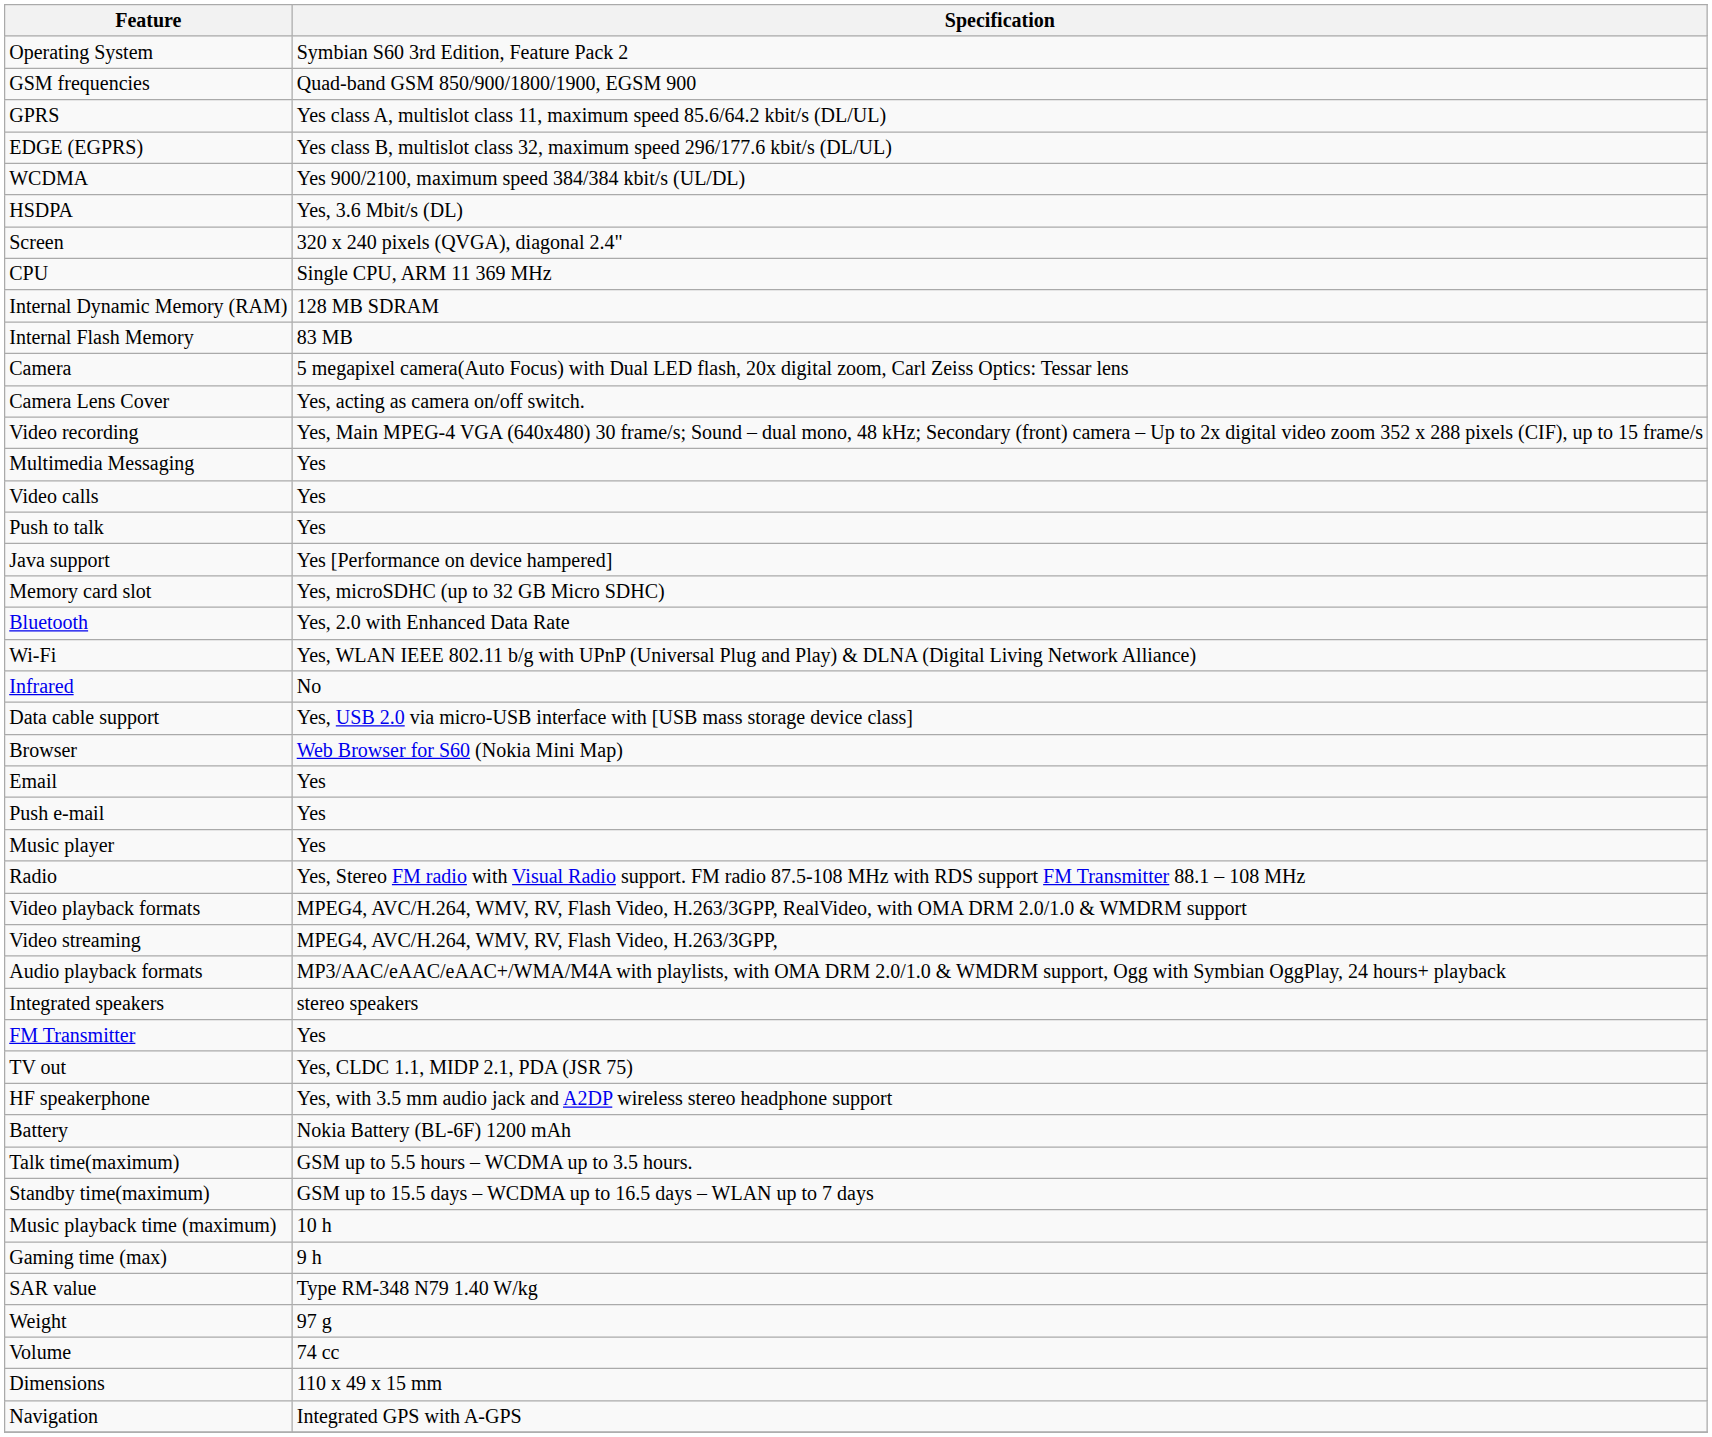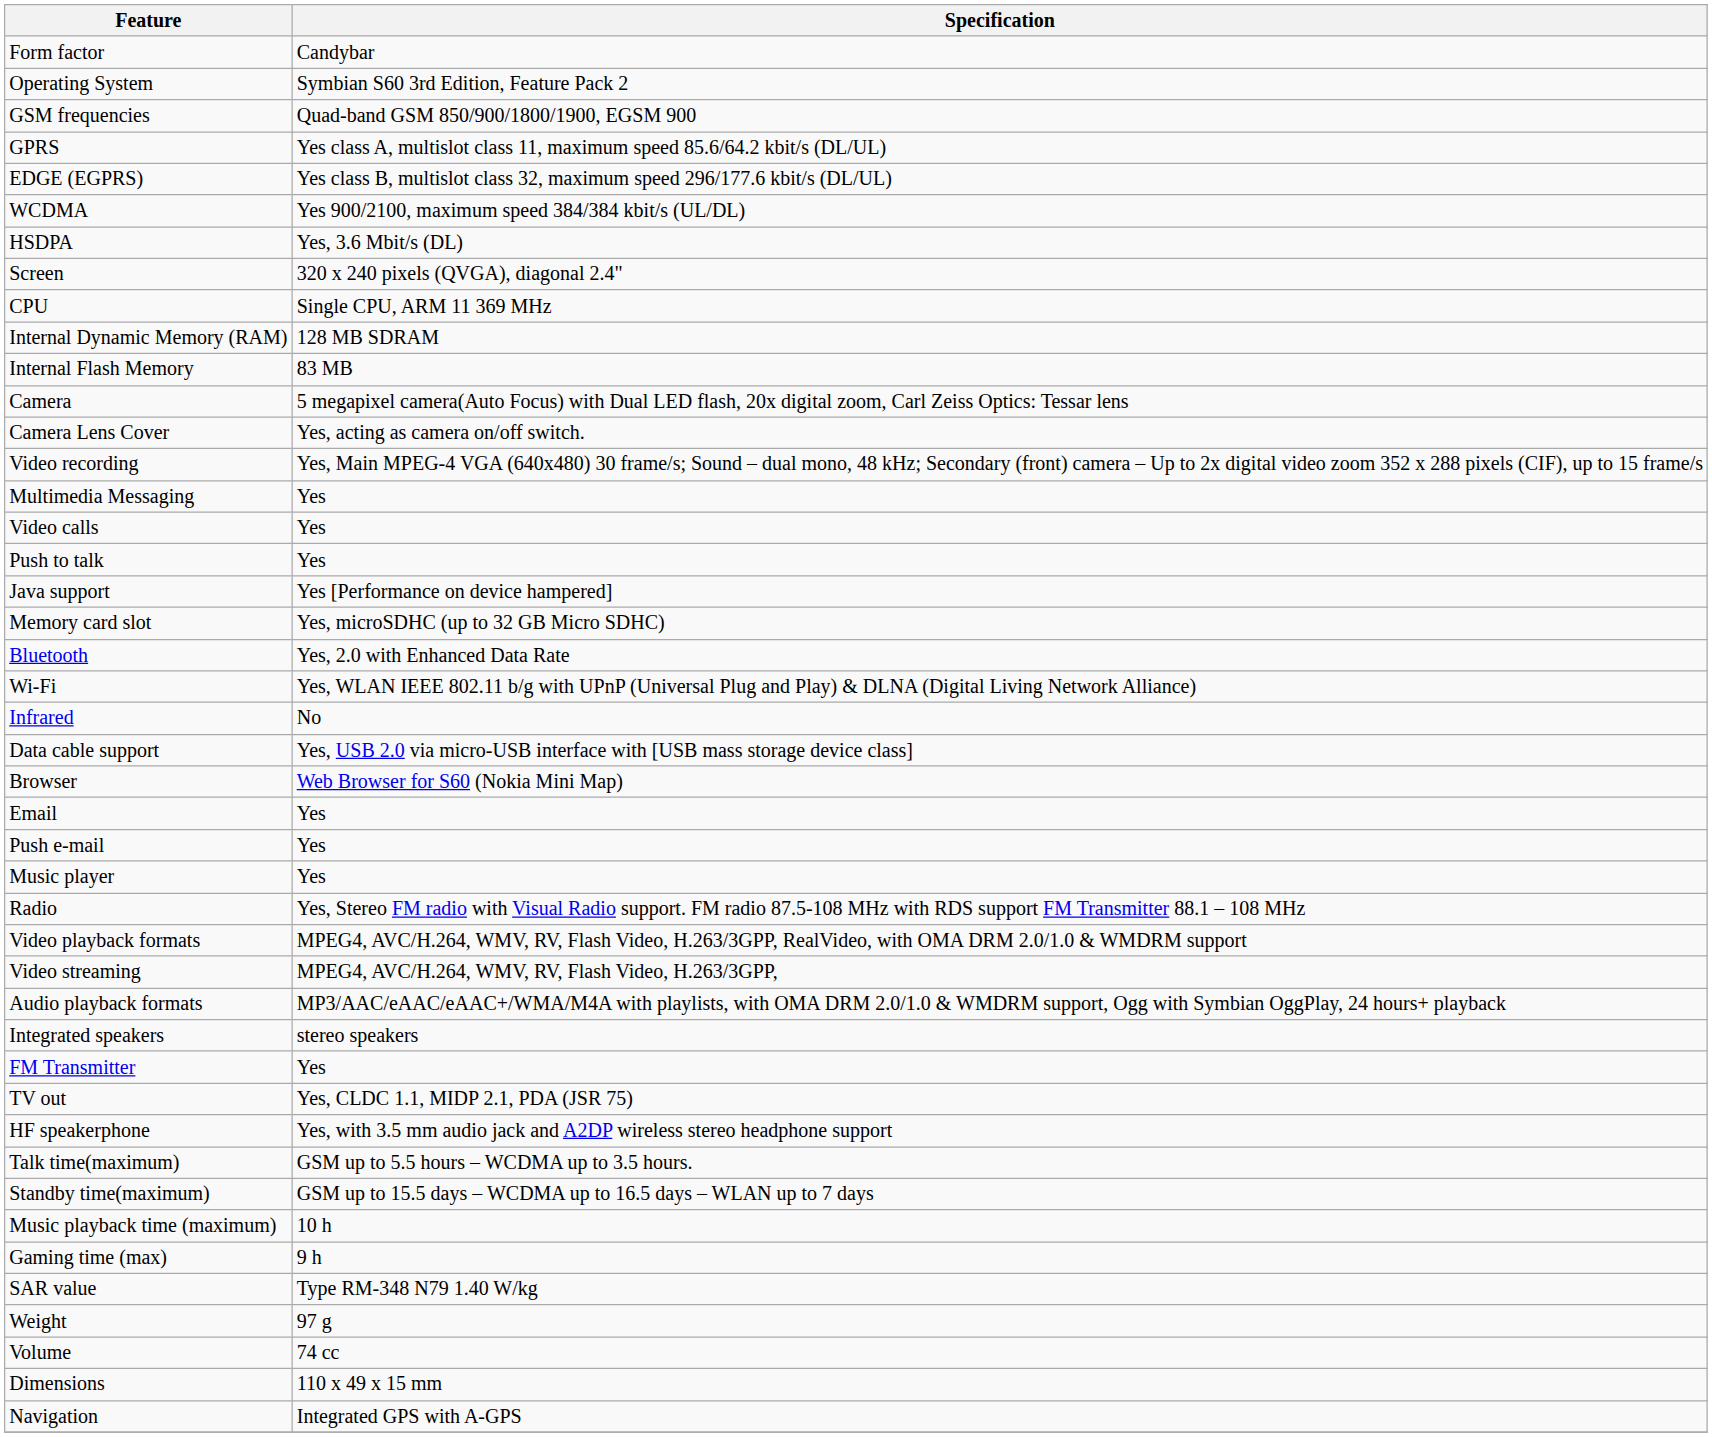+ row: (57, 52)
- row: (39, 1130)
